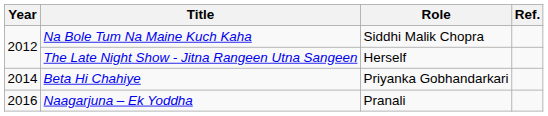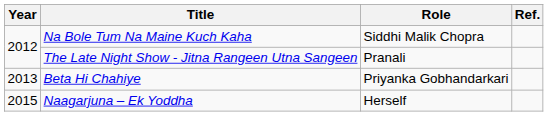(385, 57) Herself -> (385, 57) Pranali
(22, 79) 2014 -> (22, 79) 2013
(22, 100) 2016 -> (22, 100) 2015
(385, 100) Pranali -> (385, 100) Herself
